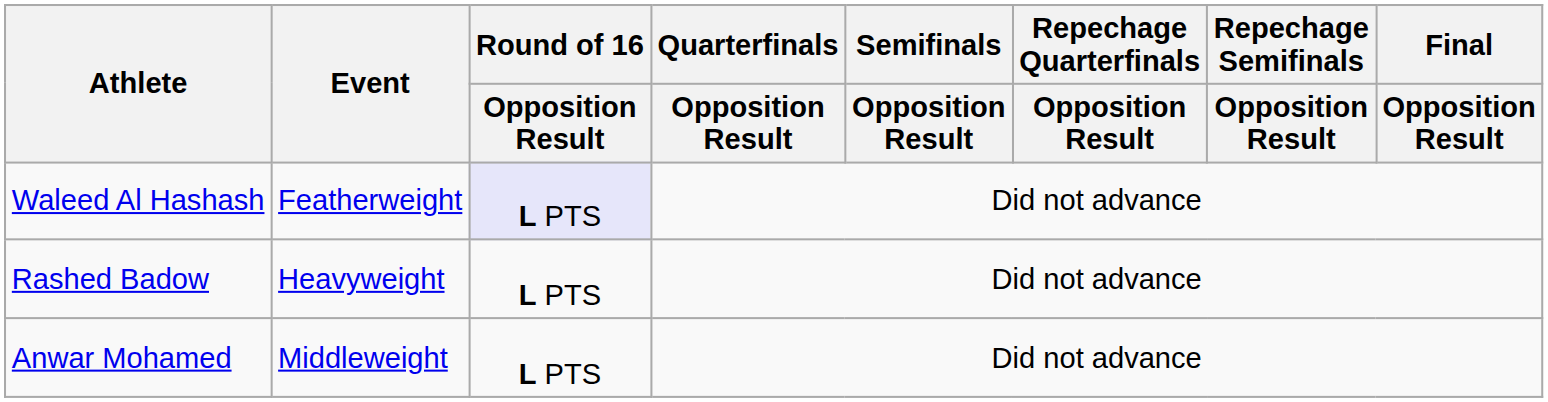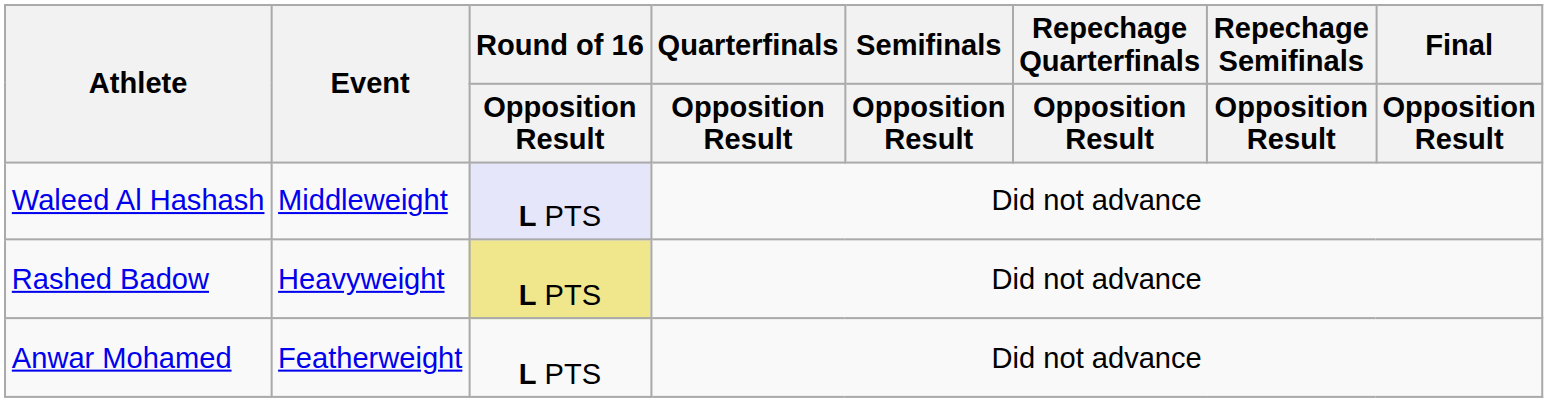(370, 201) Featherweight -> (363, 201) Middleweight
(560, 296) no background -> (560, 296) khaki background
(363, 358) Middleweight -> (370, 358) Featherweight
